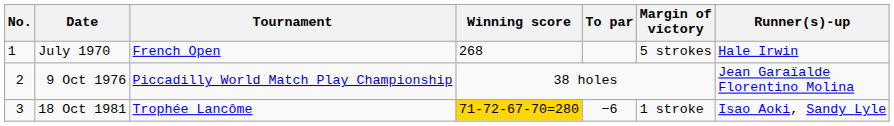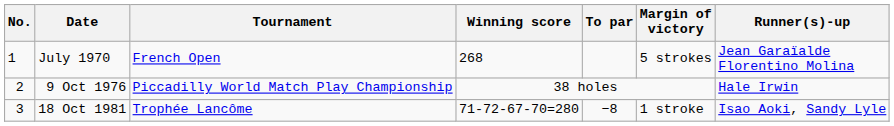(758, 52) Hale Irwin -> (786, 60) Jean Garaïalde Florentino Molina
(786, 81) Jean Garaïalde Florentino Molina -> (758, 89) Hale Irwin
(519, 110) gold background -> (519, 110) no background
(609, 110) −6 -> (609, 110) −8
